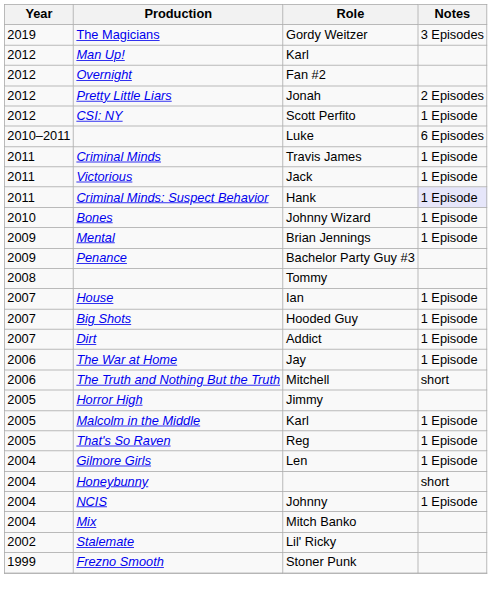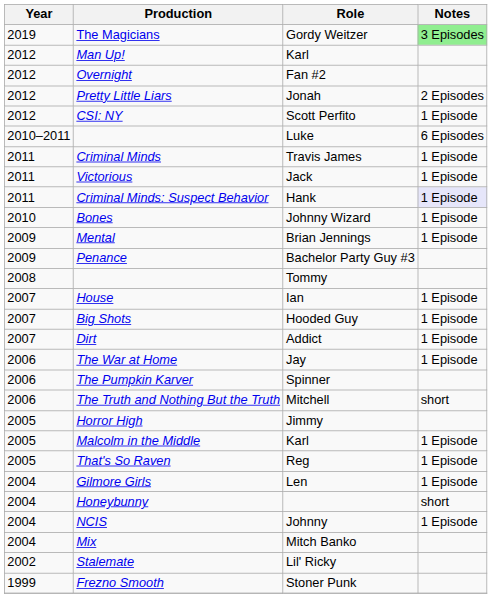(452, 34) no background -> (452, 34) lightgreen background
+ row: (135, 380)
